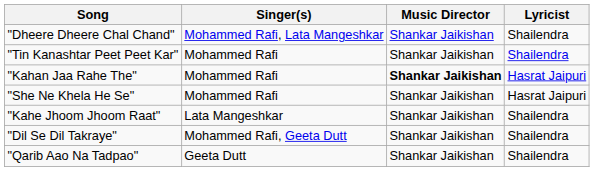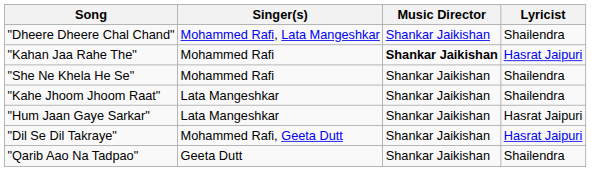- row: (93, 55)
(547, 96) Hasrat Jaipuri -> (534, 75) Shailendra
+ row: (79, 116)
(538, 136) Shailendra -> (543, 136) Hasrat Jaipuri
